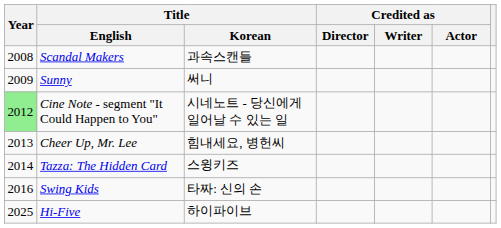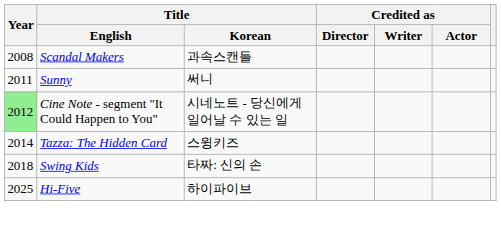(20, 80) 2009 -> (20, 80) 2011
- row: (88, 143)
(20, 189) 2016 -> (20, 166) 2018
